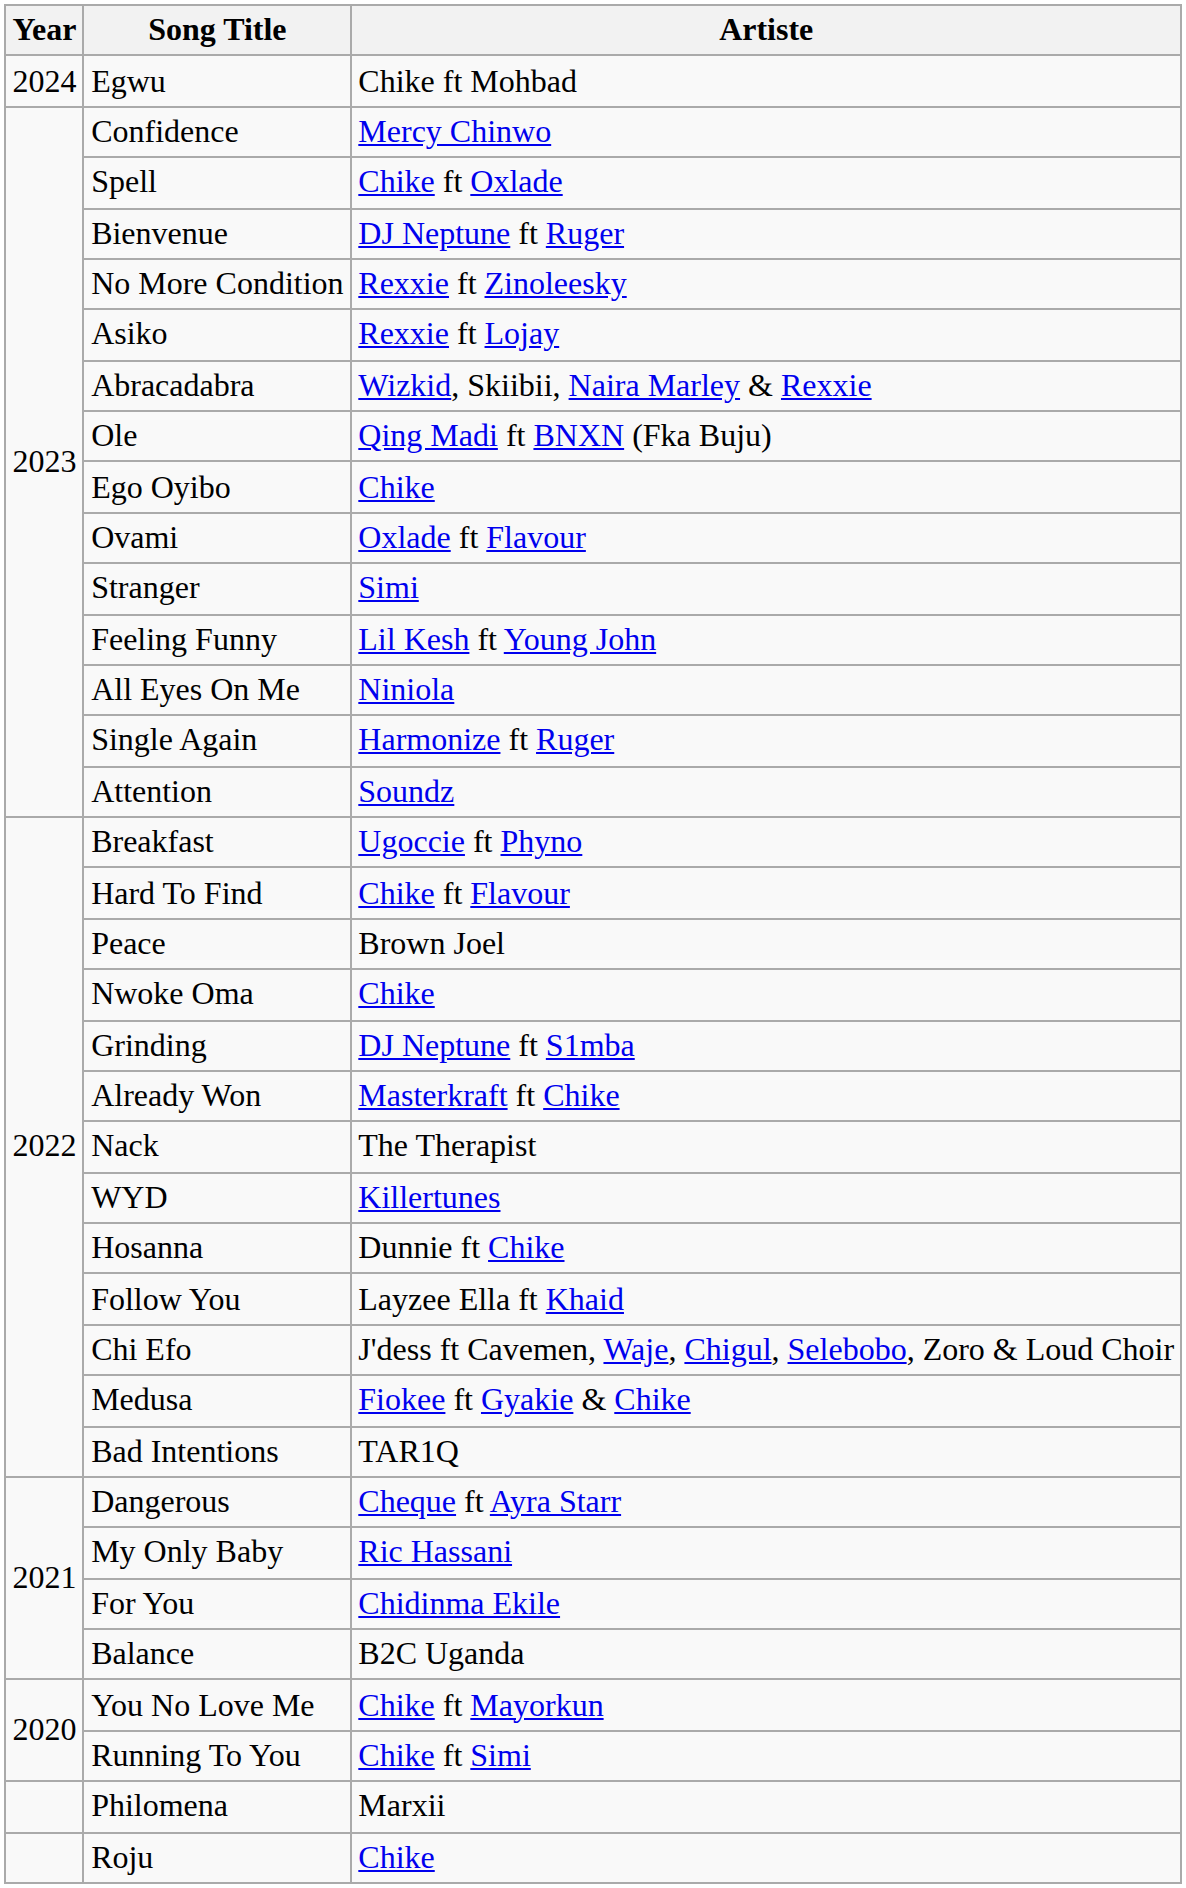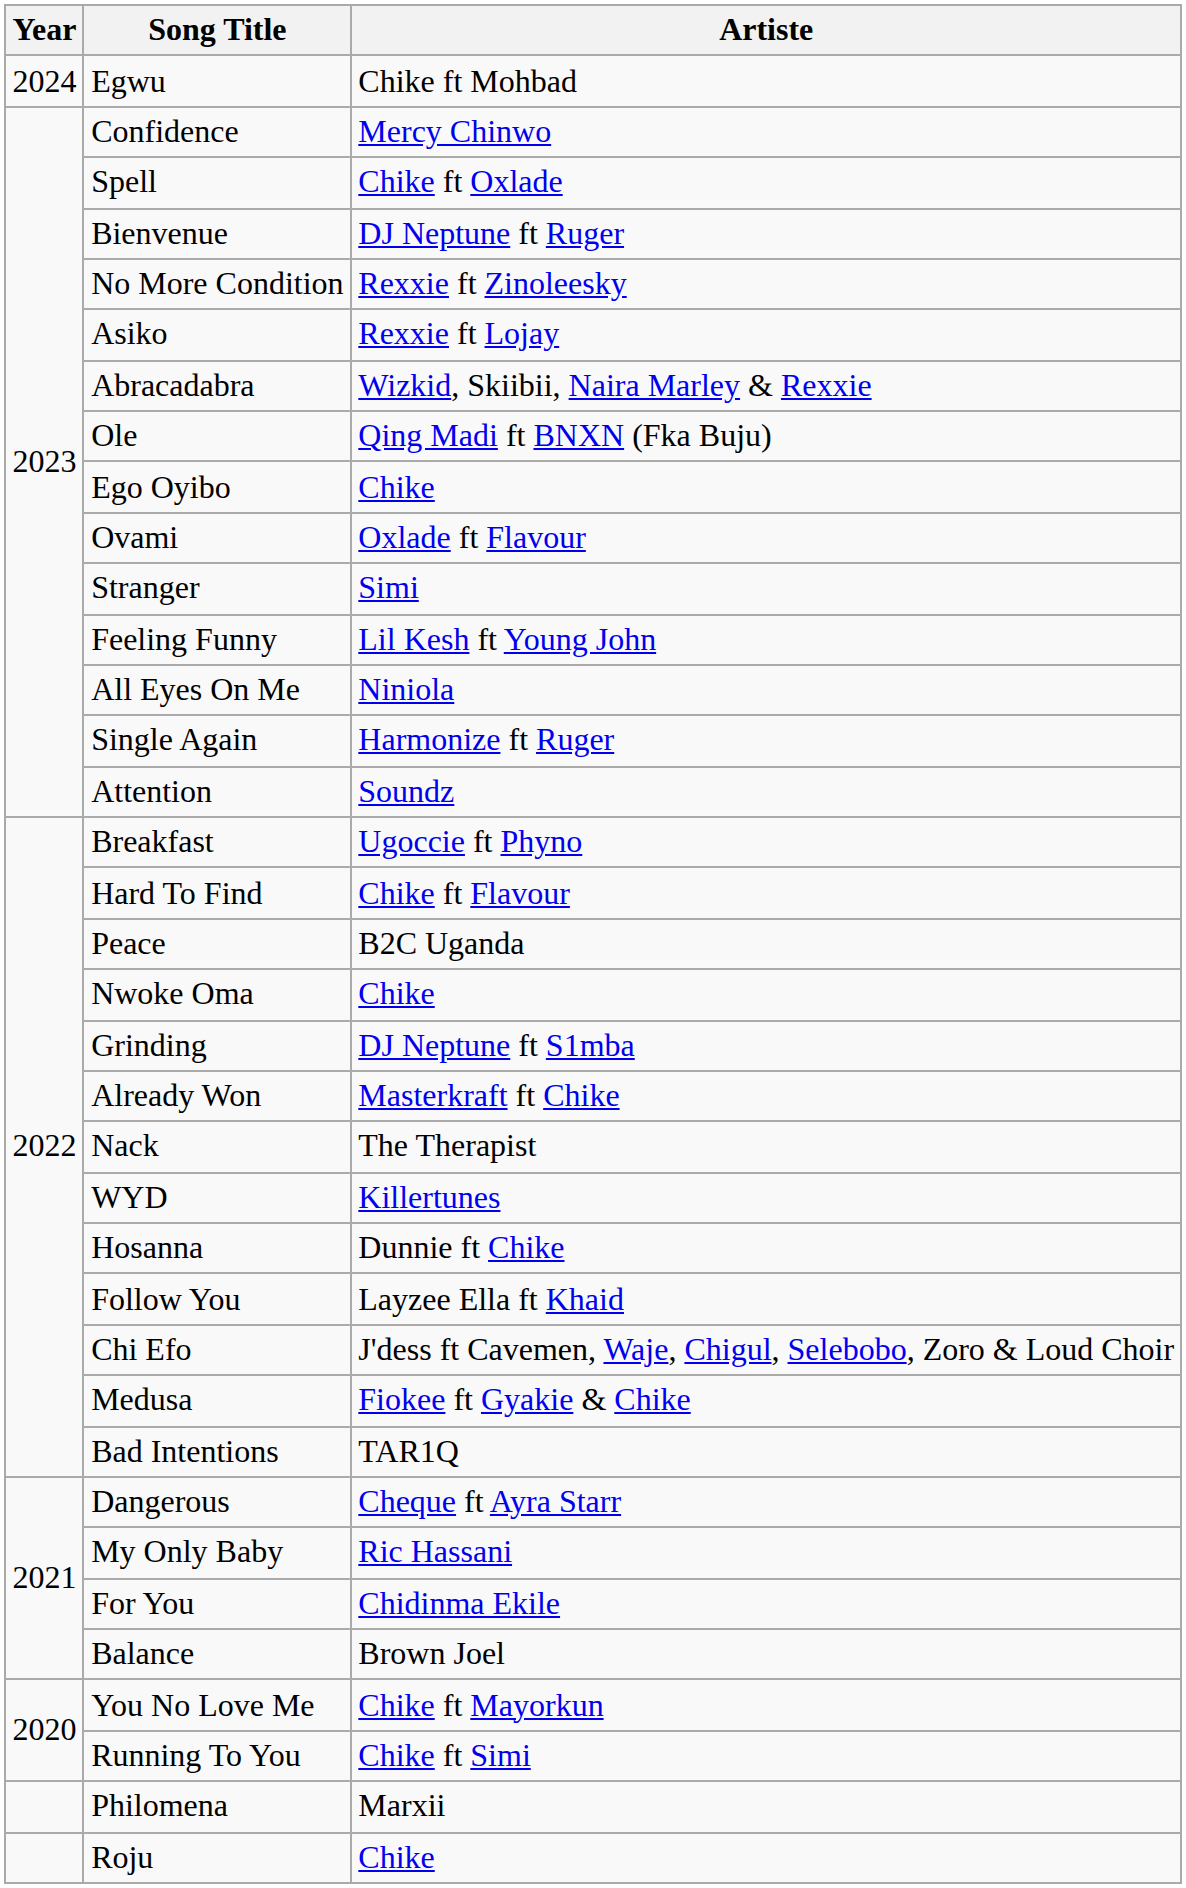(432, 943) Brown Joel -> (441, 943) B2C Uganda
(441, 1653) B2C Uganda -> (432, 1653) Brown Joel
